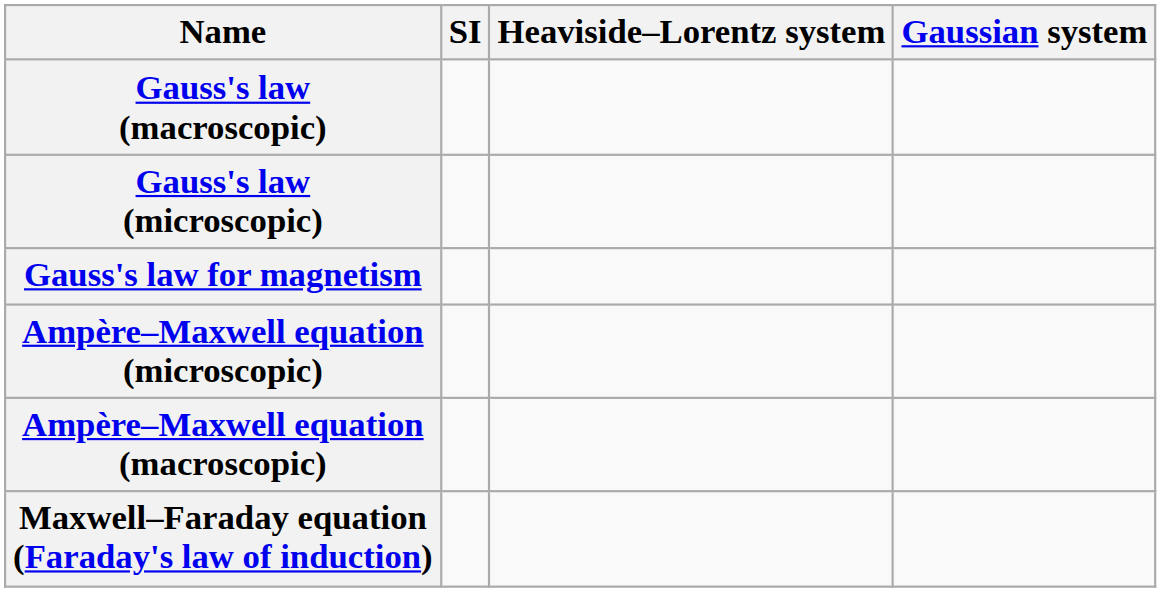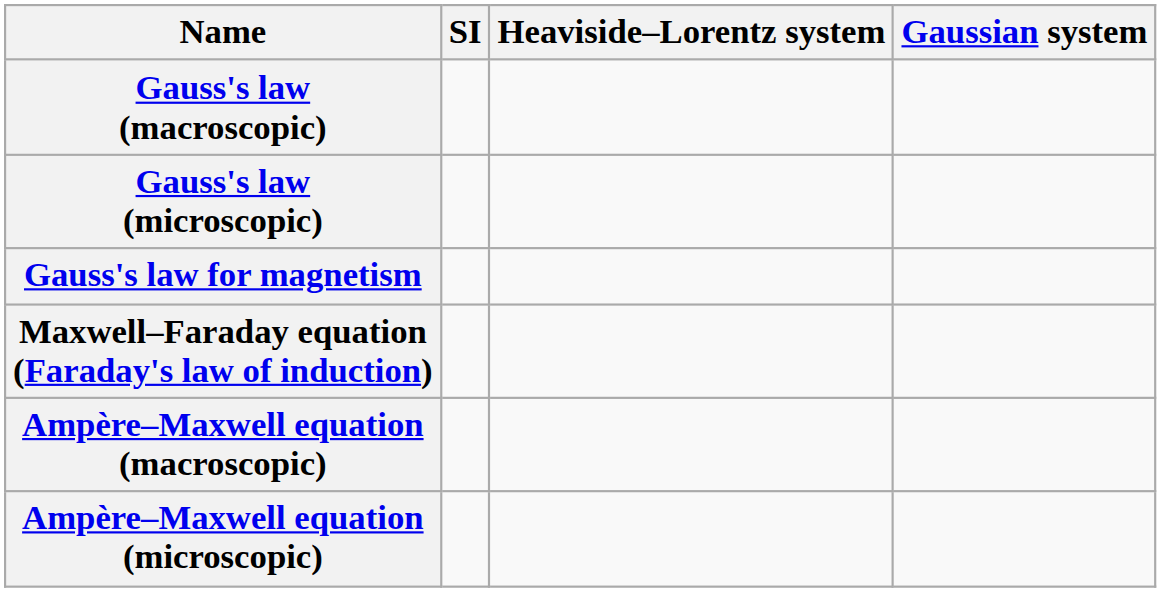rows swapped: (223, 538) <-> (223, 349)
